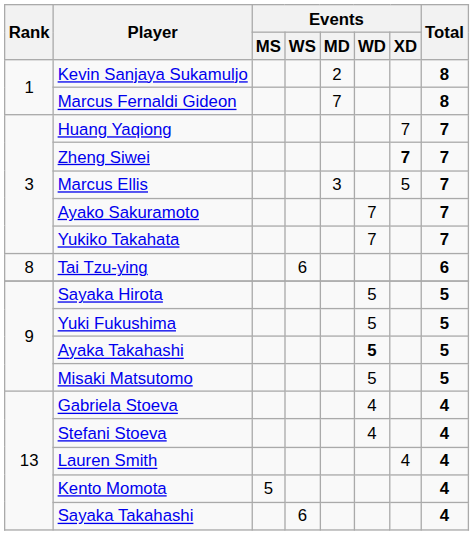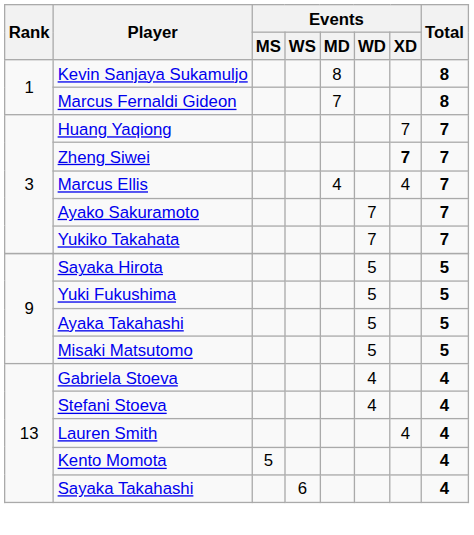(337, 74) 2 -> (337, 74) 8
(337, 184) 3 -> (337, 184) 4
(405, 184) 5 -> (405, 184) 4
- row: (103, 267)
(372, 350) bold -> (372, 322) normal
